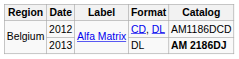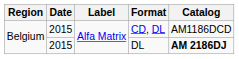(61, 29) 2012 -> (61, 29) 2015
(61, 45) 2013 -> (61, 45) 2015
